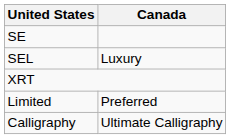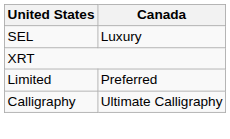- row: (17, 36)
